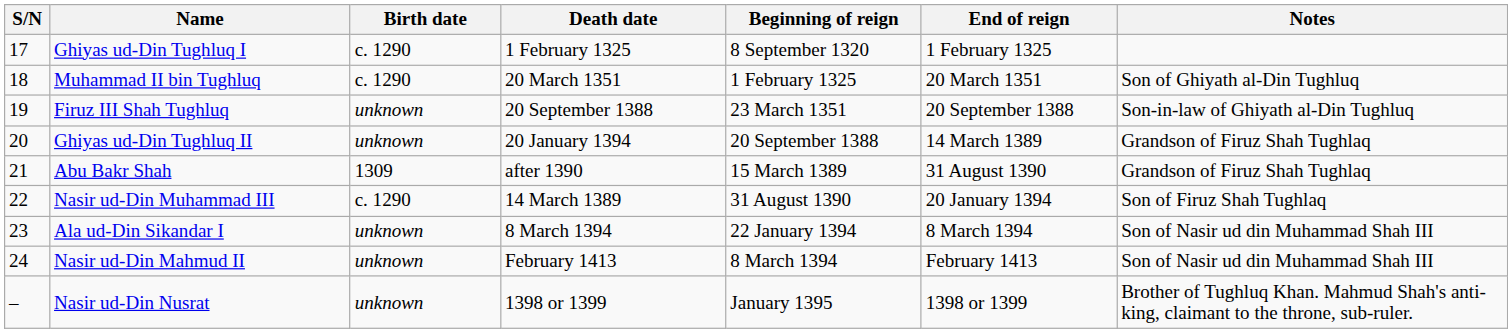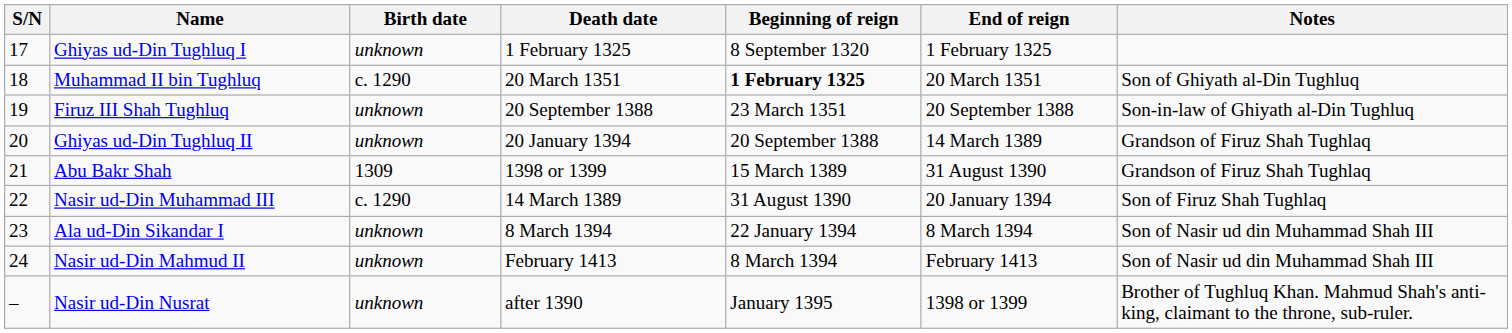(383, 49) c. 1290 -> (389, 49) unknown
(793, 79) normal -> (798, 79) bold
(544, 170) after 1390 -> (556, 170) 1398 or 1399
(556, 302) 1398 or 1399 -> (544, 302) after 1390
